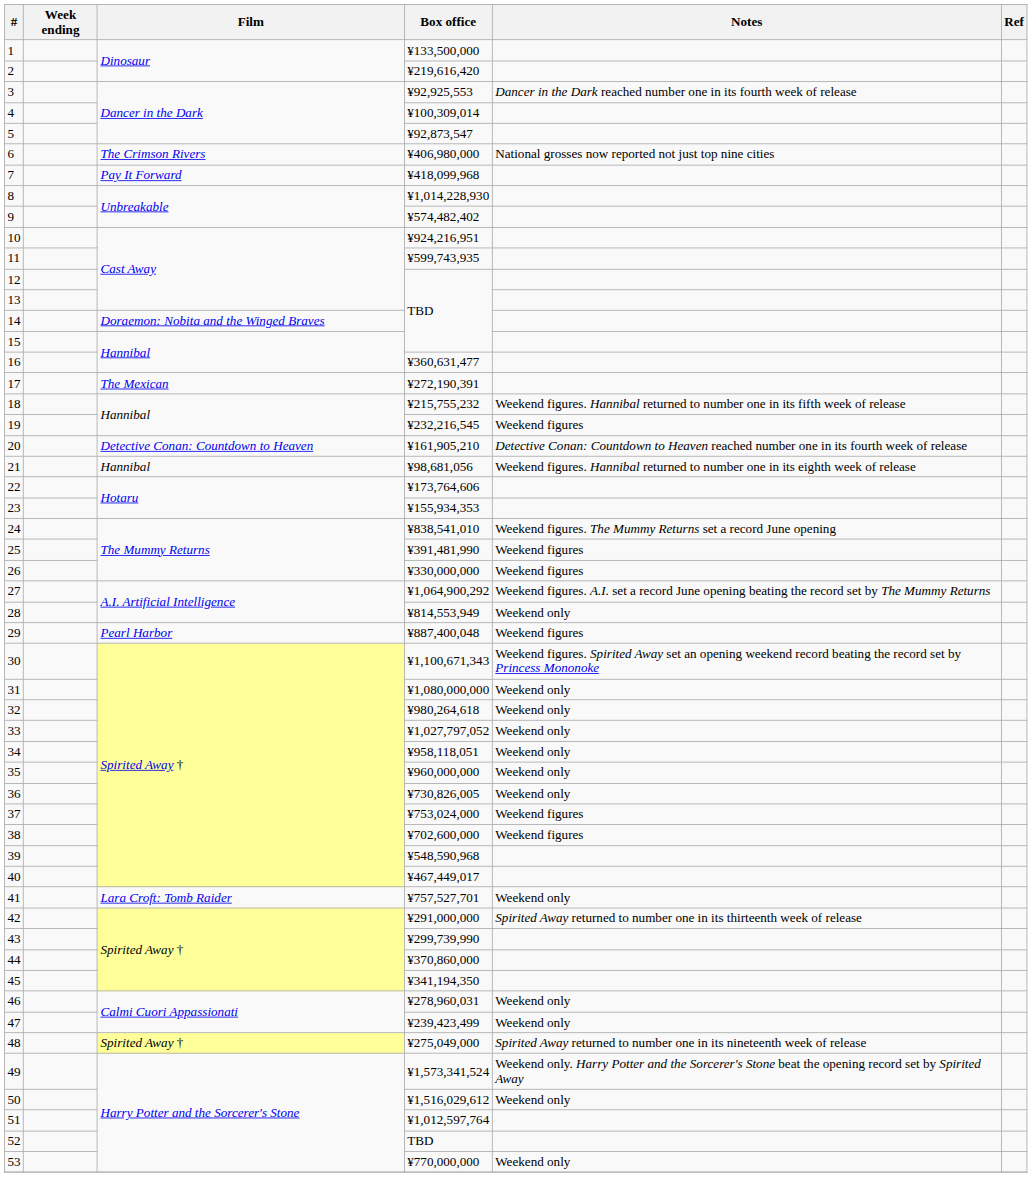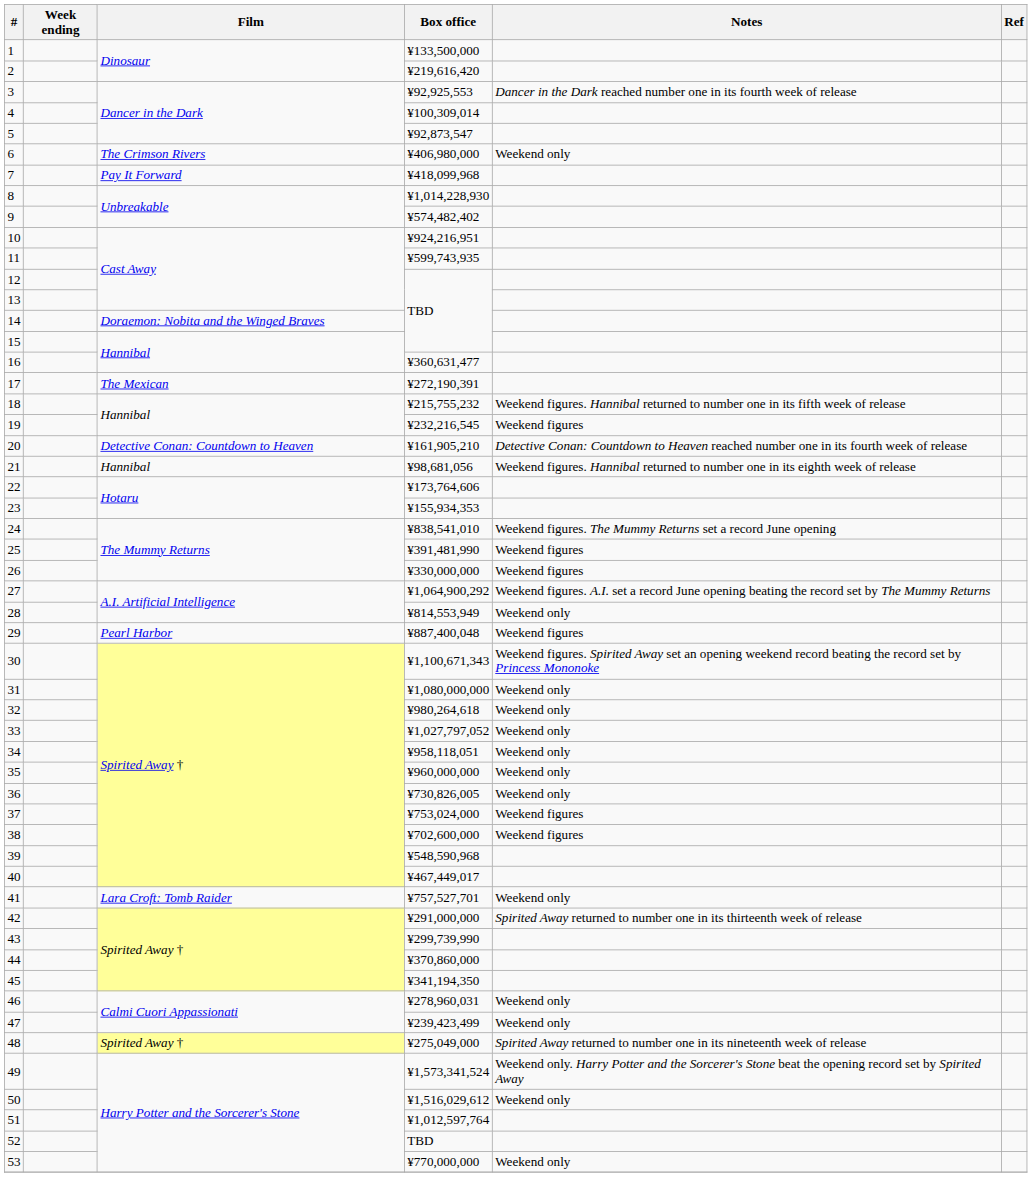(635, 154) National grosses now reported not just top nine cities -> (533, 154) Weekend only
